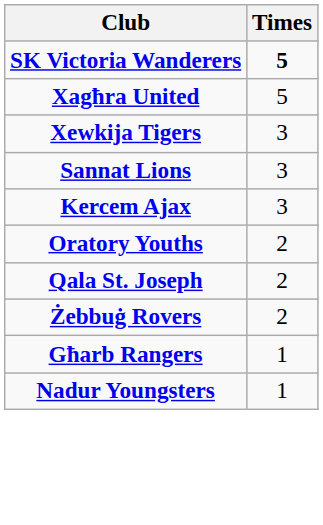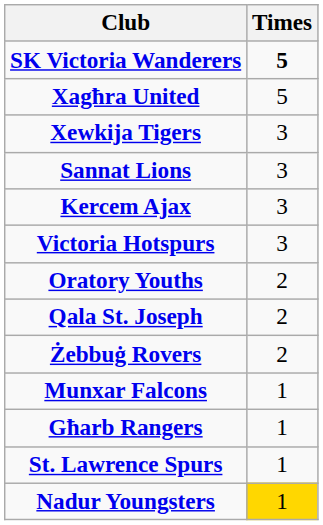+ row: (126, 243)
+ row: (126, 390)
+ row: (126, 464)
(282, 390) no background -> (282, 501) gold background
